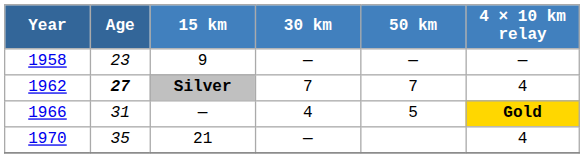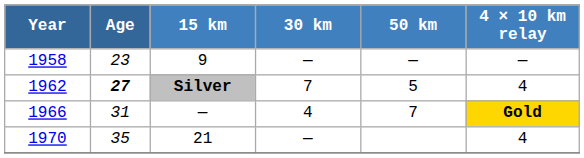(413, 88) 7 -> (413, 88) 5
(413, 114) 5 -> (413, 114) 7
